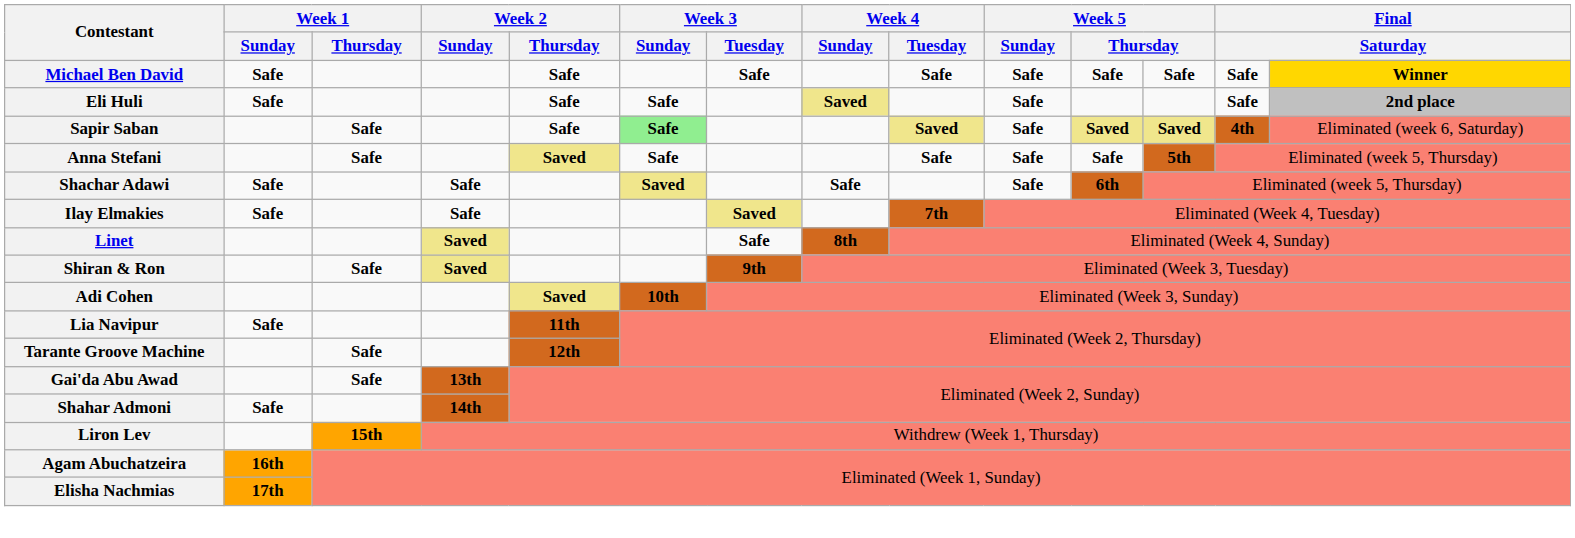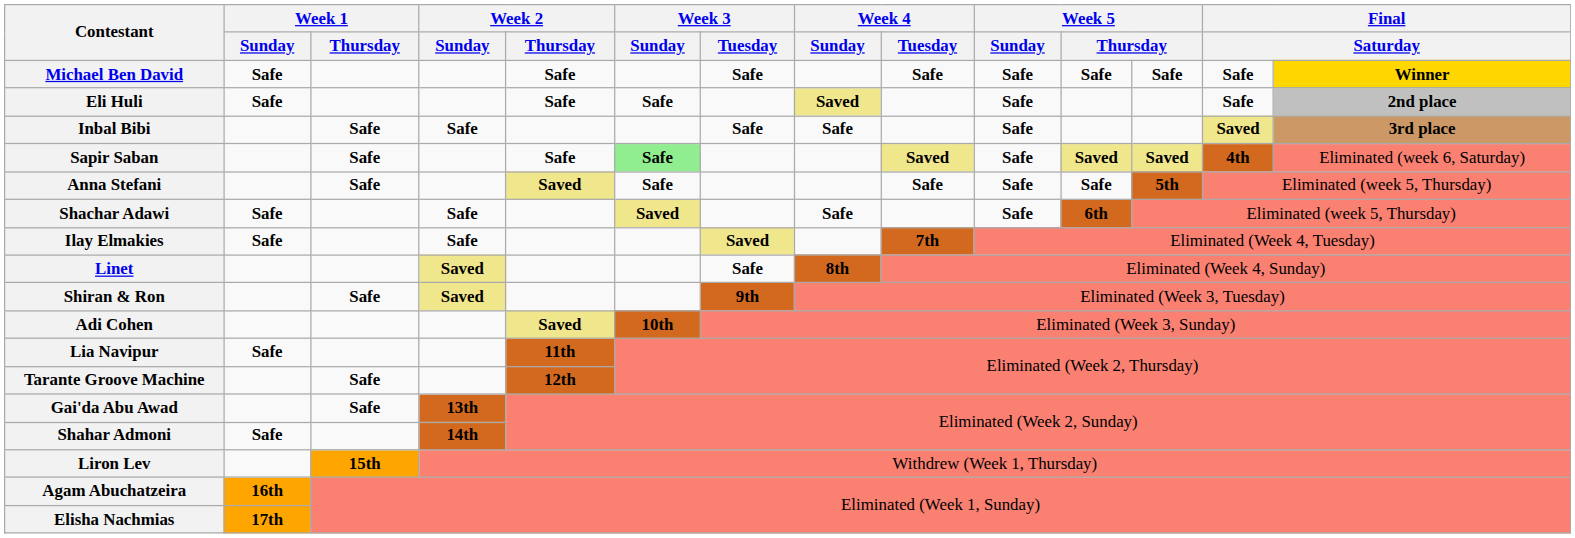+ row: (114, 129)
